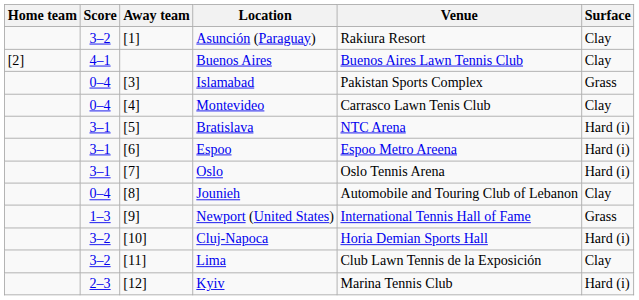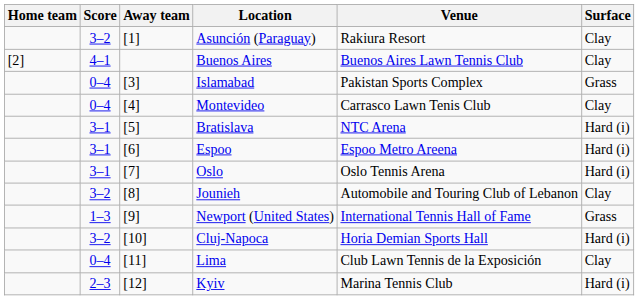(100, 194) 0–4 -> (100, 194) 3–2
(100, 261) 3–2 -> (100, 261) 0–4
